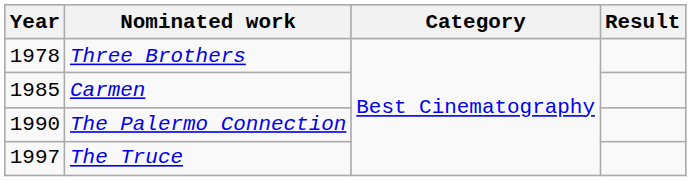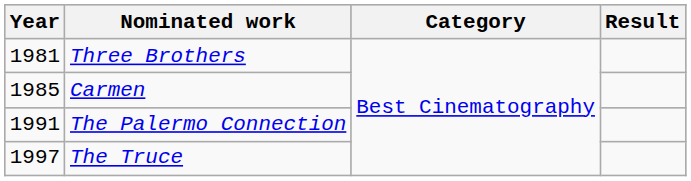(35, 56) 1978 -> (35, 56) 1981
(35, 124) 1990 -> (35, 124) 1991
